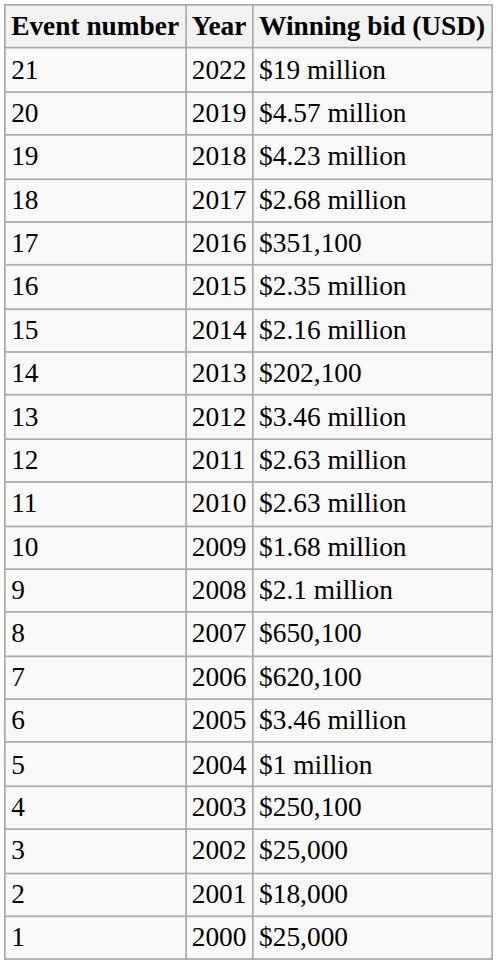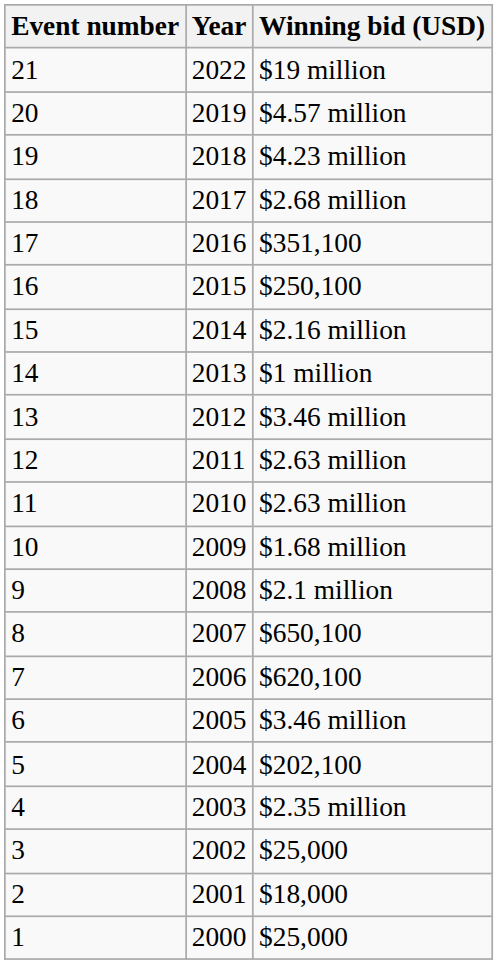(333, 286) $2.35 million -> (310, 286) $250,100
(310, 373) $202,100 -> (316, 373) $1 million
(316, 763) $1 million -> (310, 763) $202,100
(310, 807) $250,100 -> (333, 807) $2.35 million
